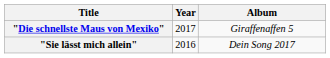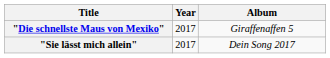(185, 45) 2016 -> (185, 45) 2017
